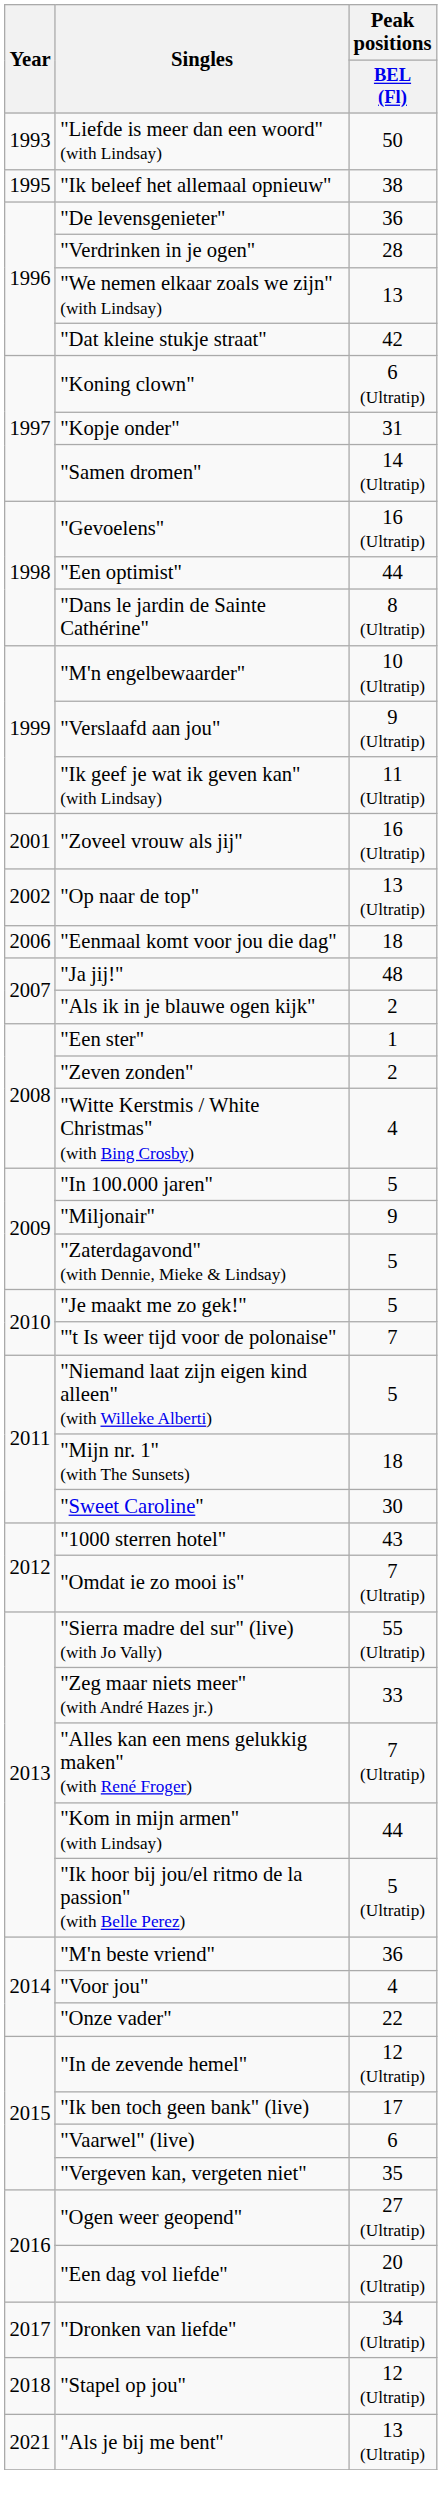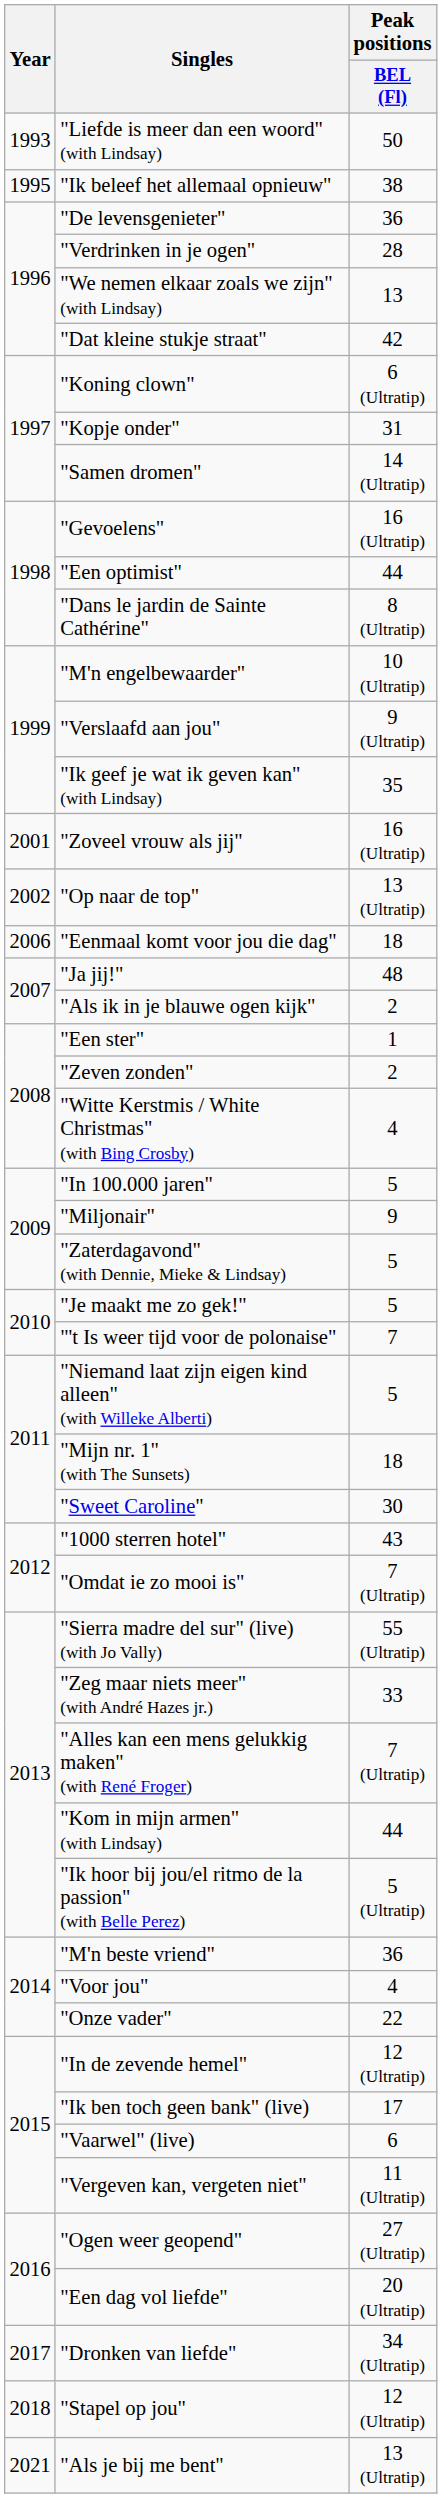(393, 785) 11 (Ultratip) -> (393, 785) 35
(393, 2173) 35 -> (393, 2185) 11 (Ultratip)
